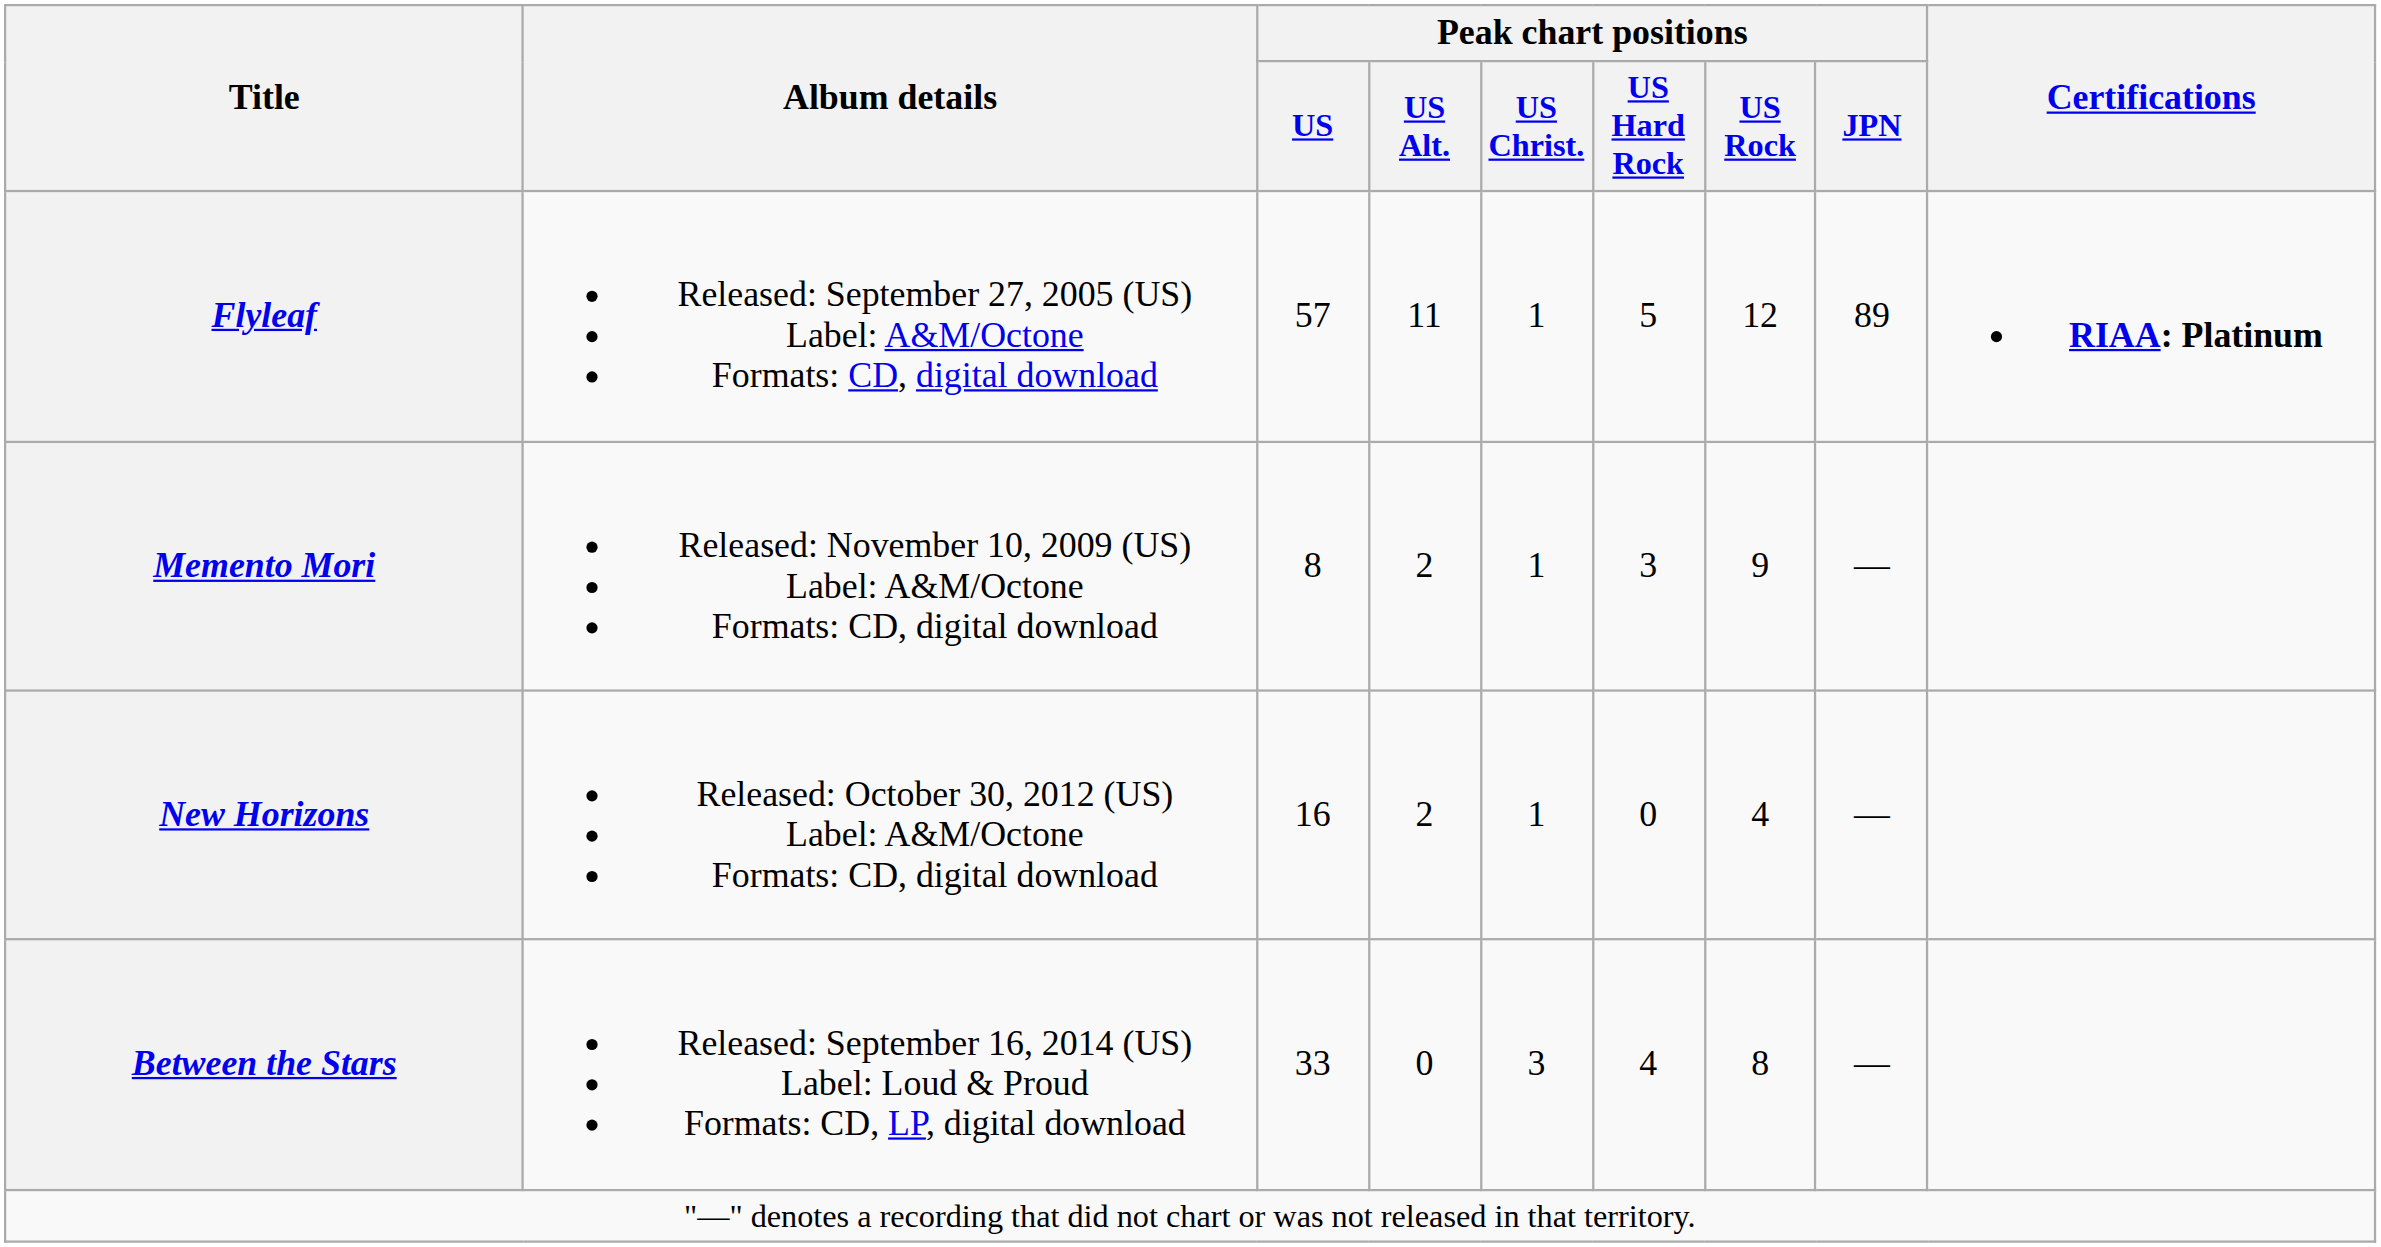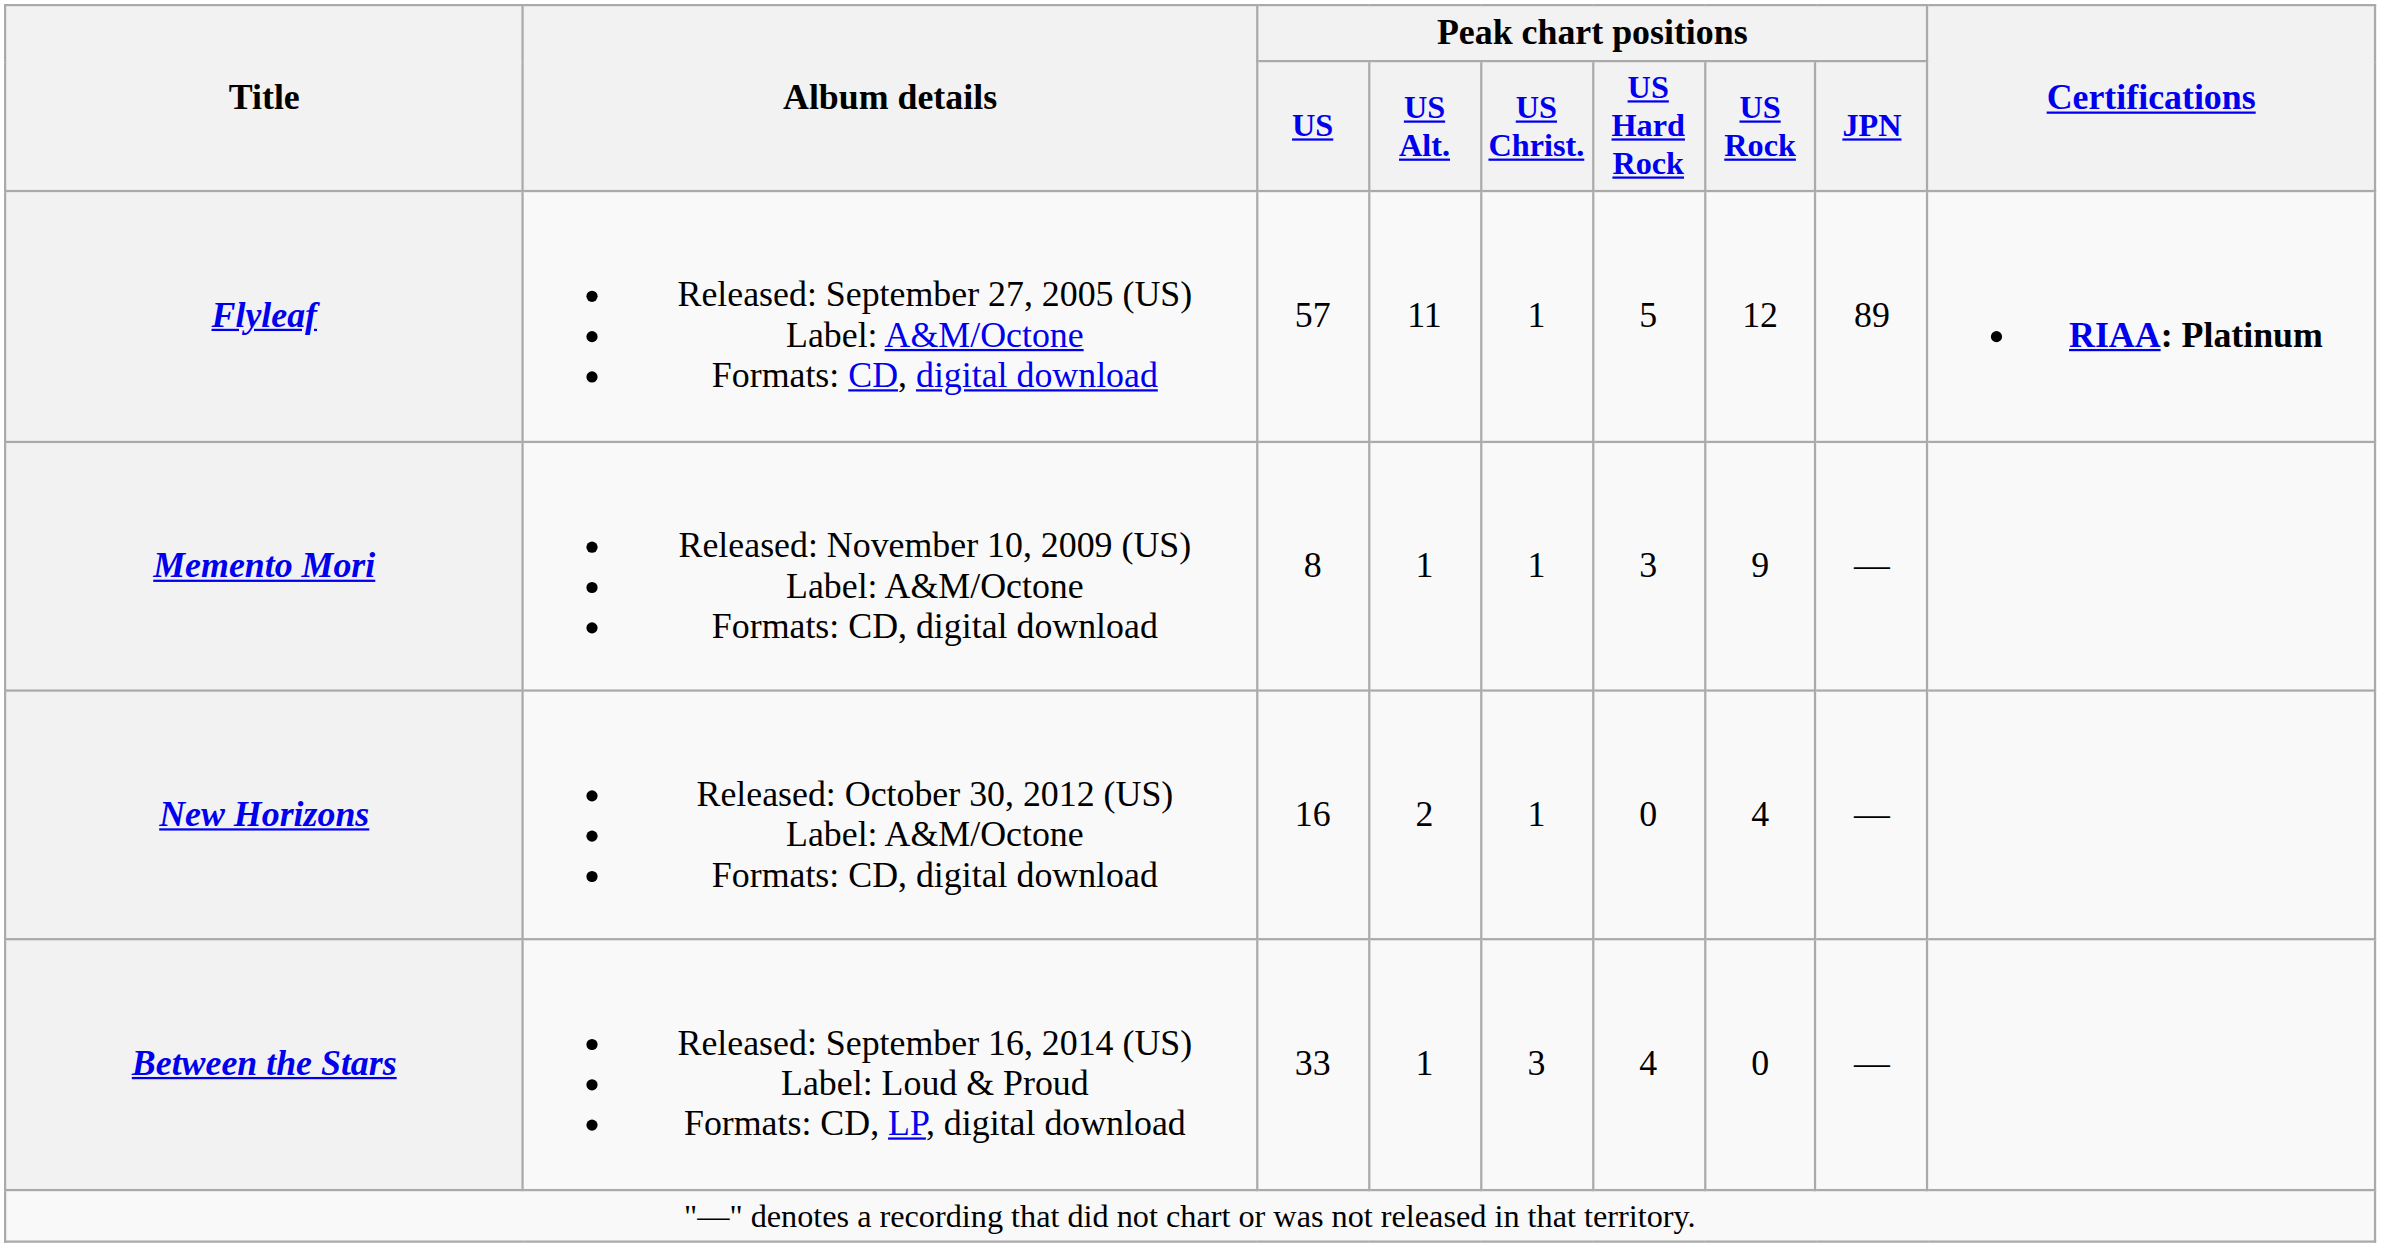(1425, 564) 2 -> (1425, 564) 1
(1425, 1063) 0 -> (1425, 1063) 1
(1760, 1063) 8 -> (1760, 1063) 0
